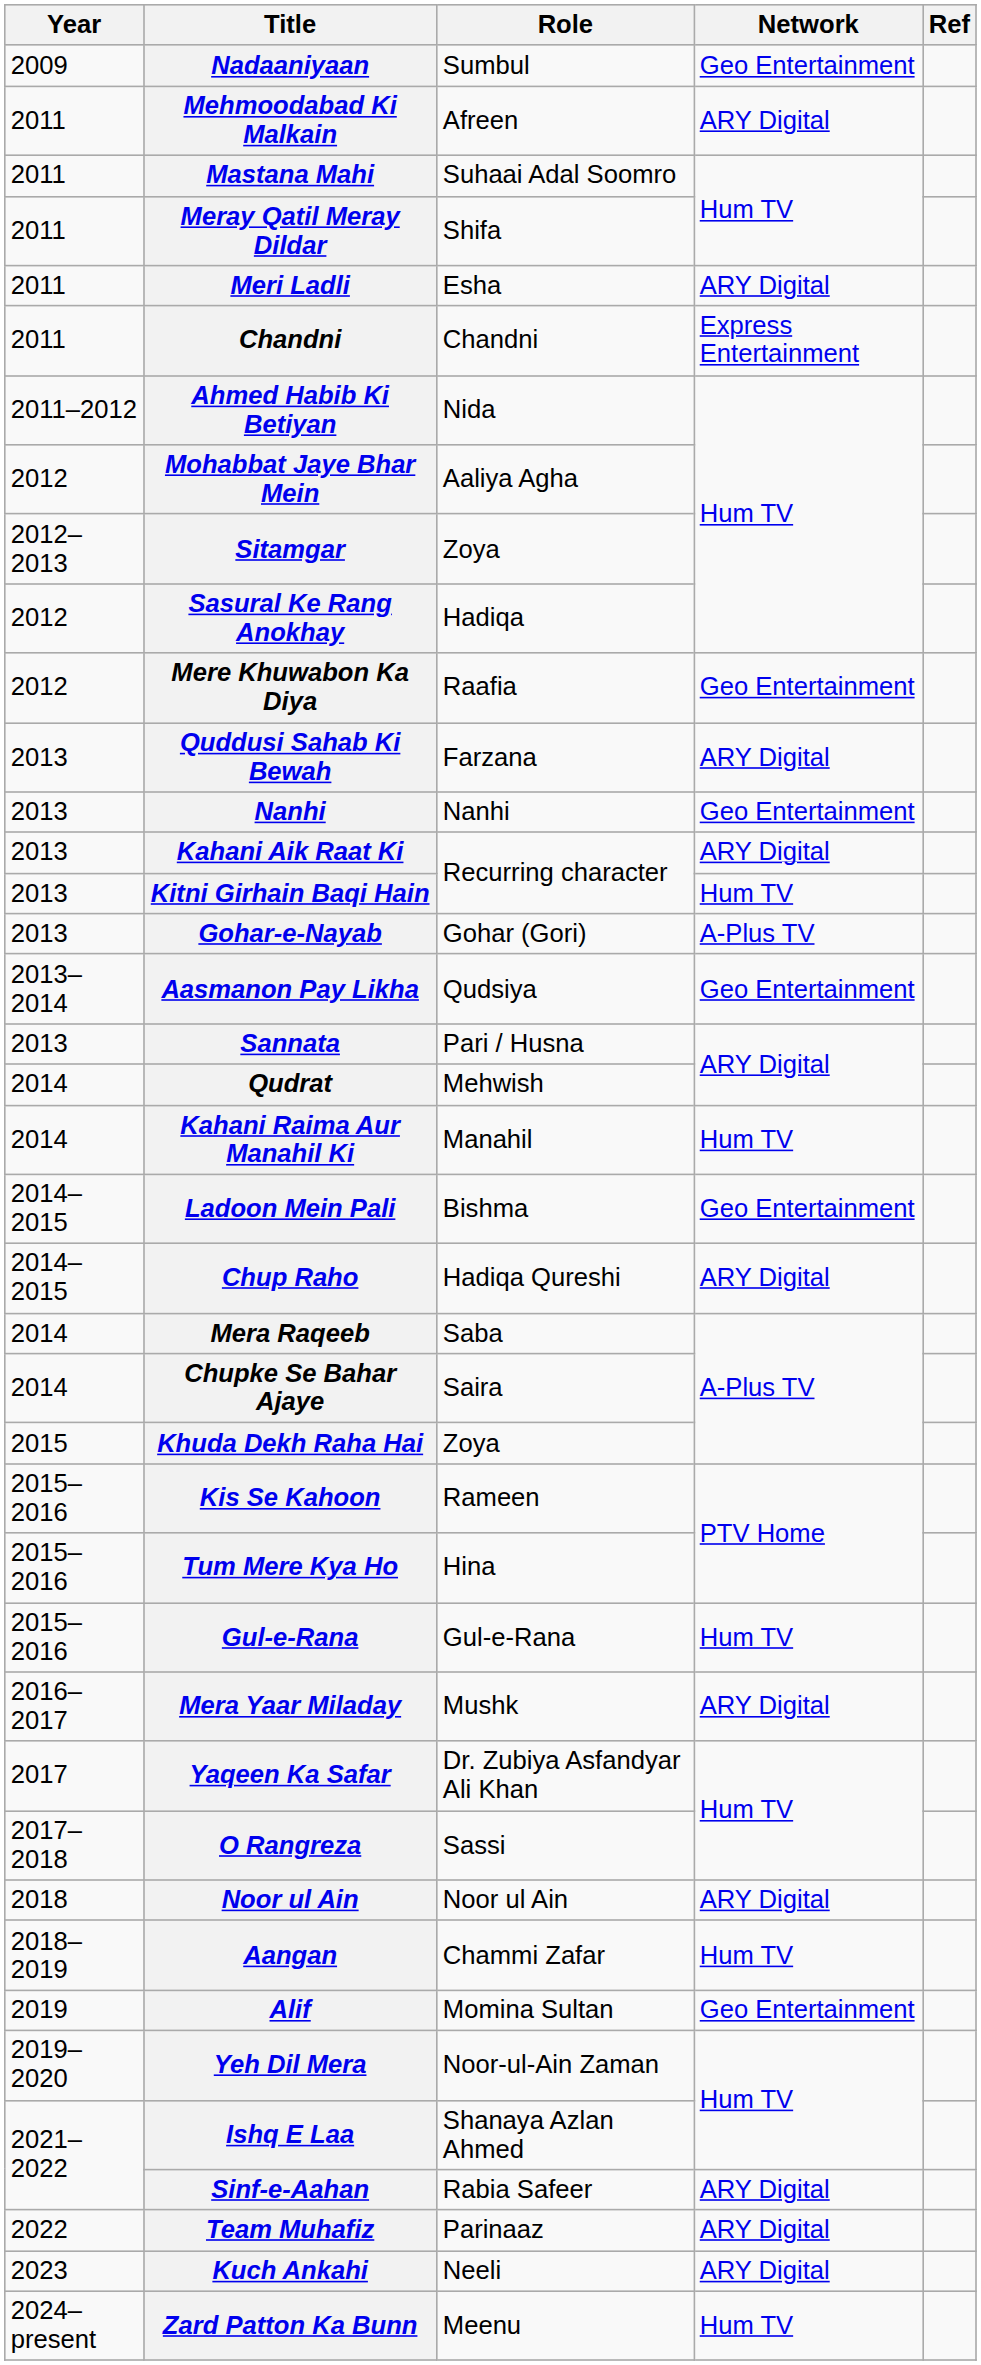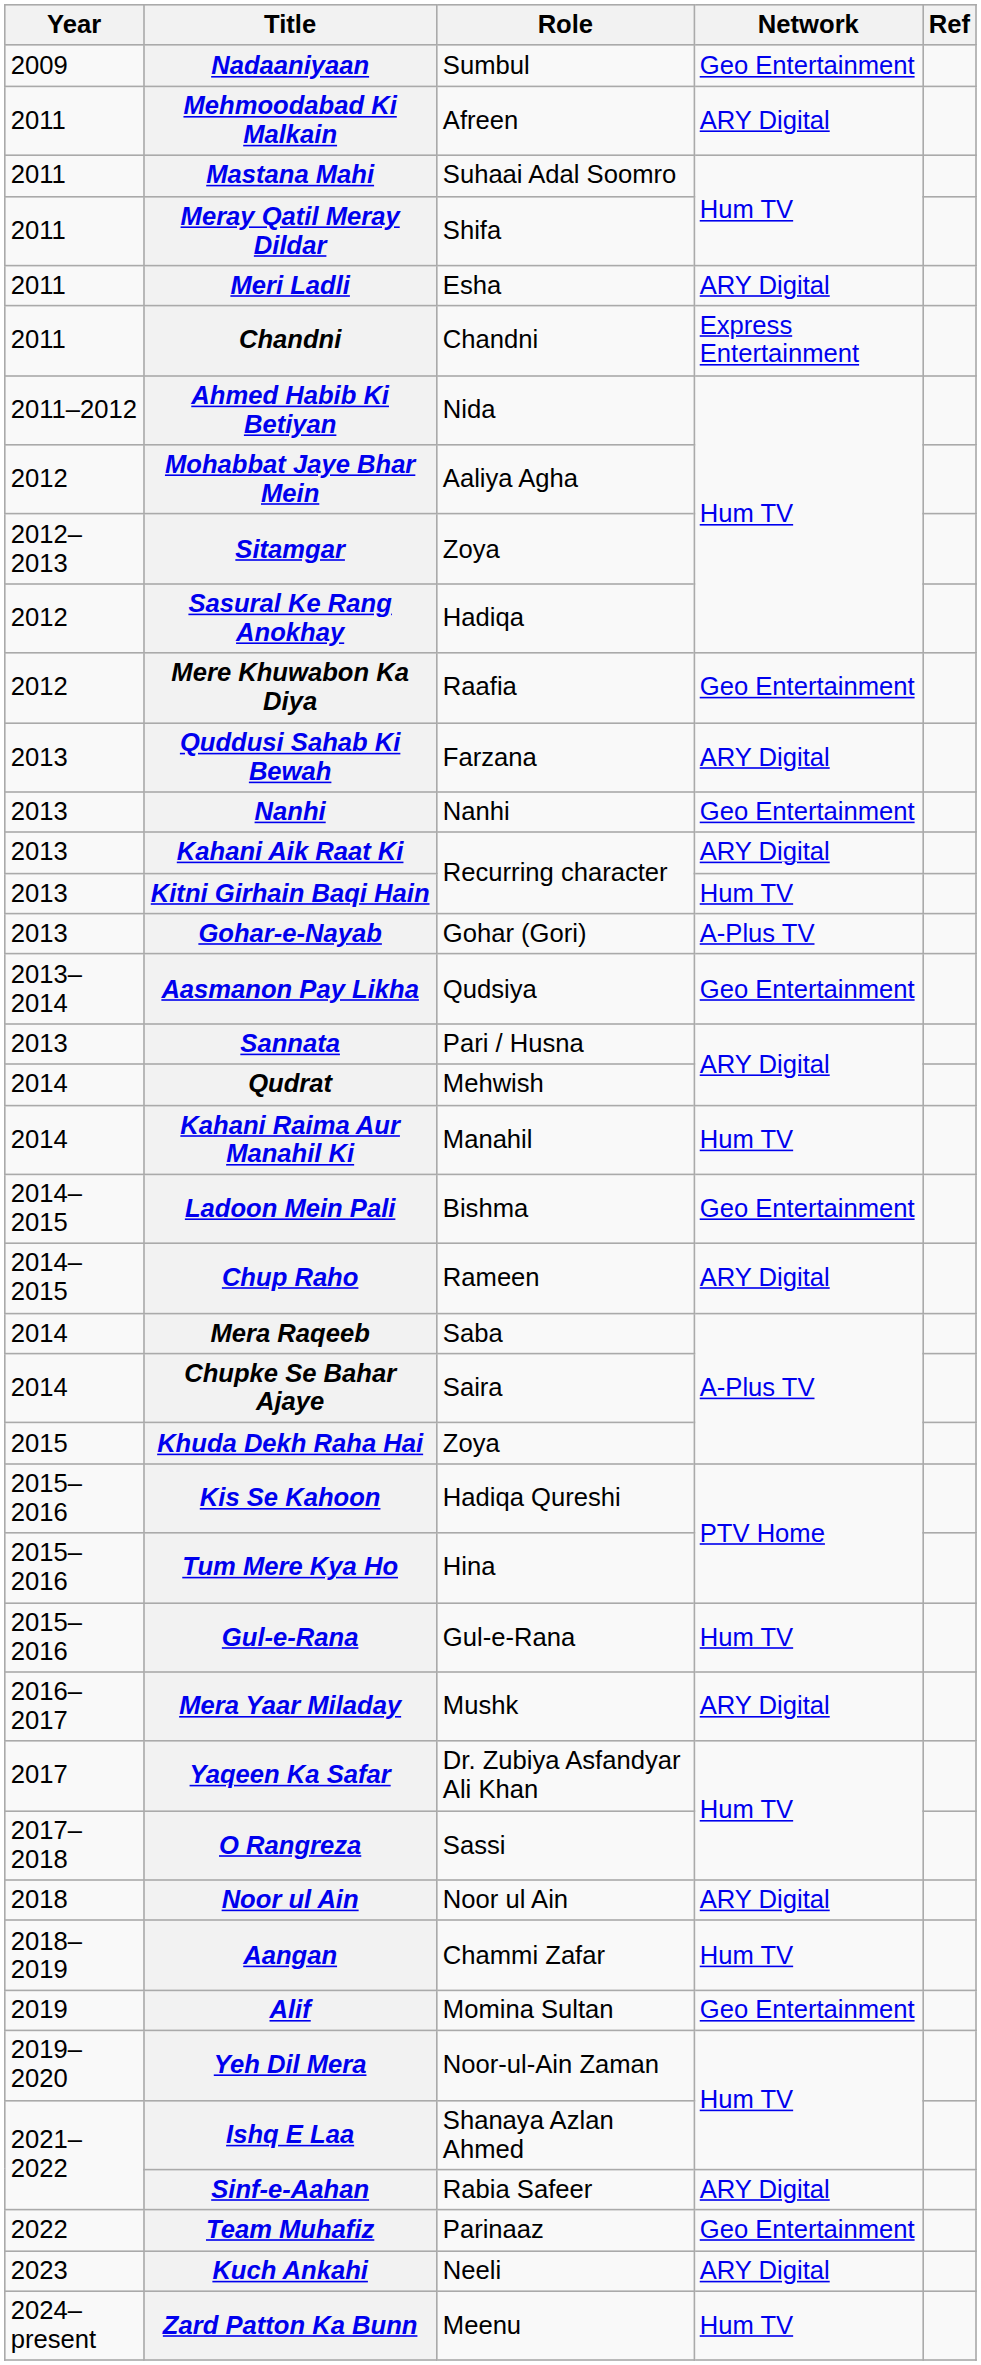(532, 1278) Hadiqa Qureshi -> (491, 1278) Rameen
(491, 1498) Rameen -> (532, 1498) Hadiqa Qureshi
(765, 2230) ARY Digital -> (807, 2230) Geo Entertainment
